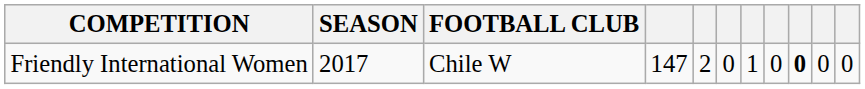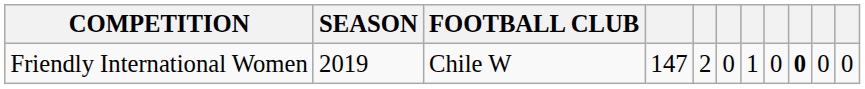(344, 63) 2017 -> (344, 63) 2019
